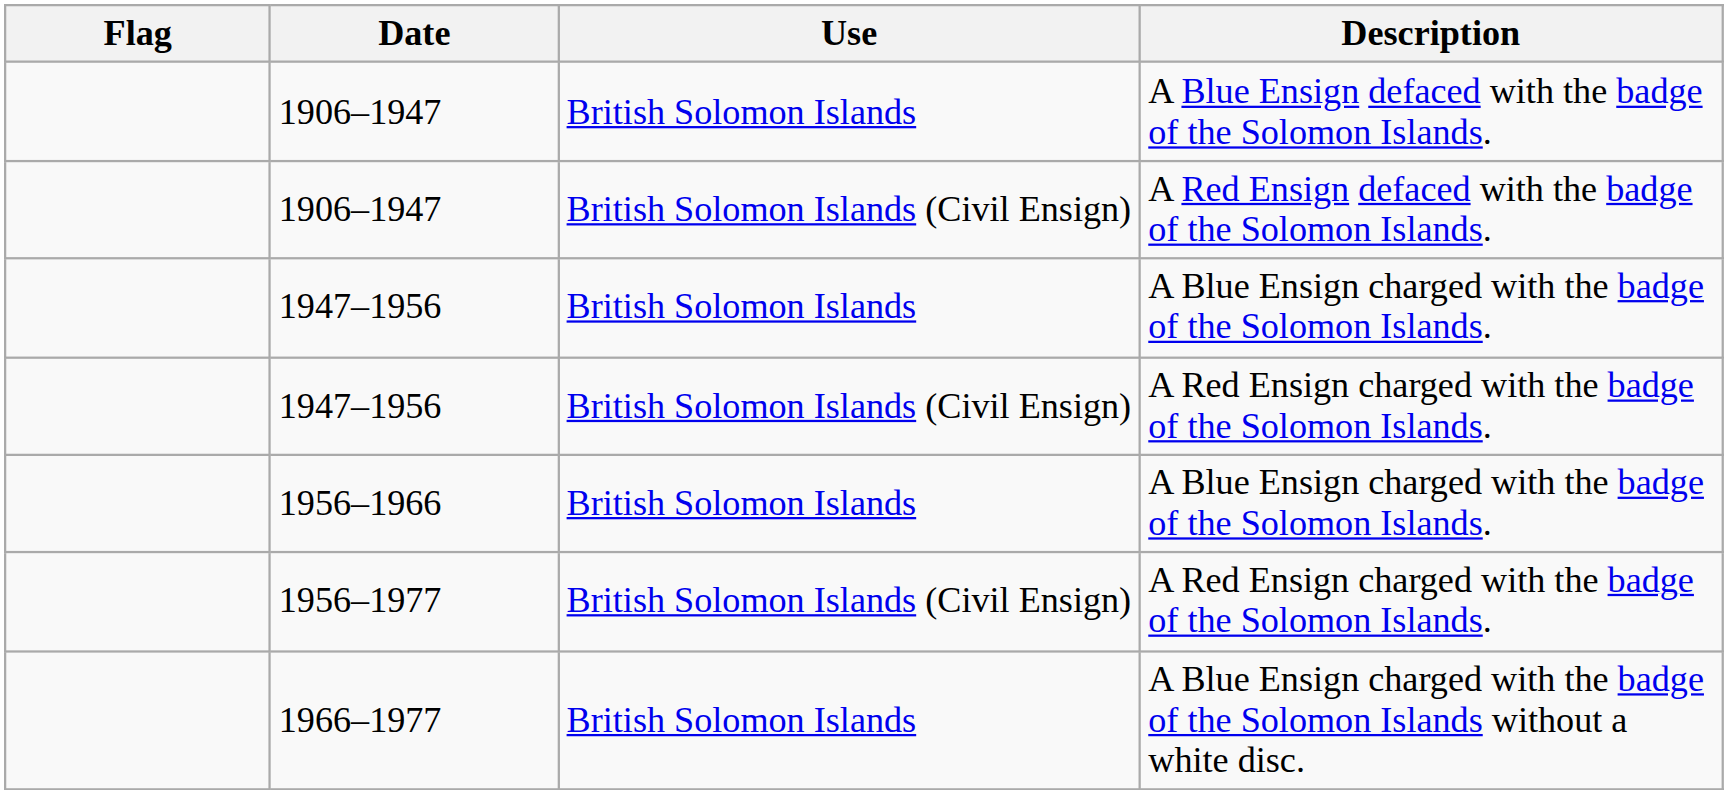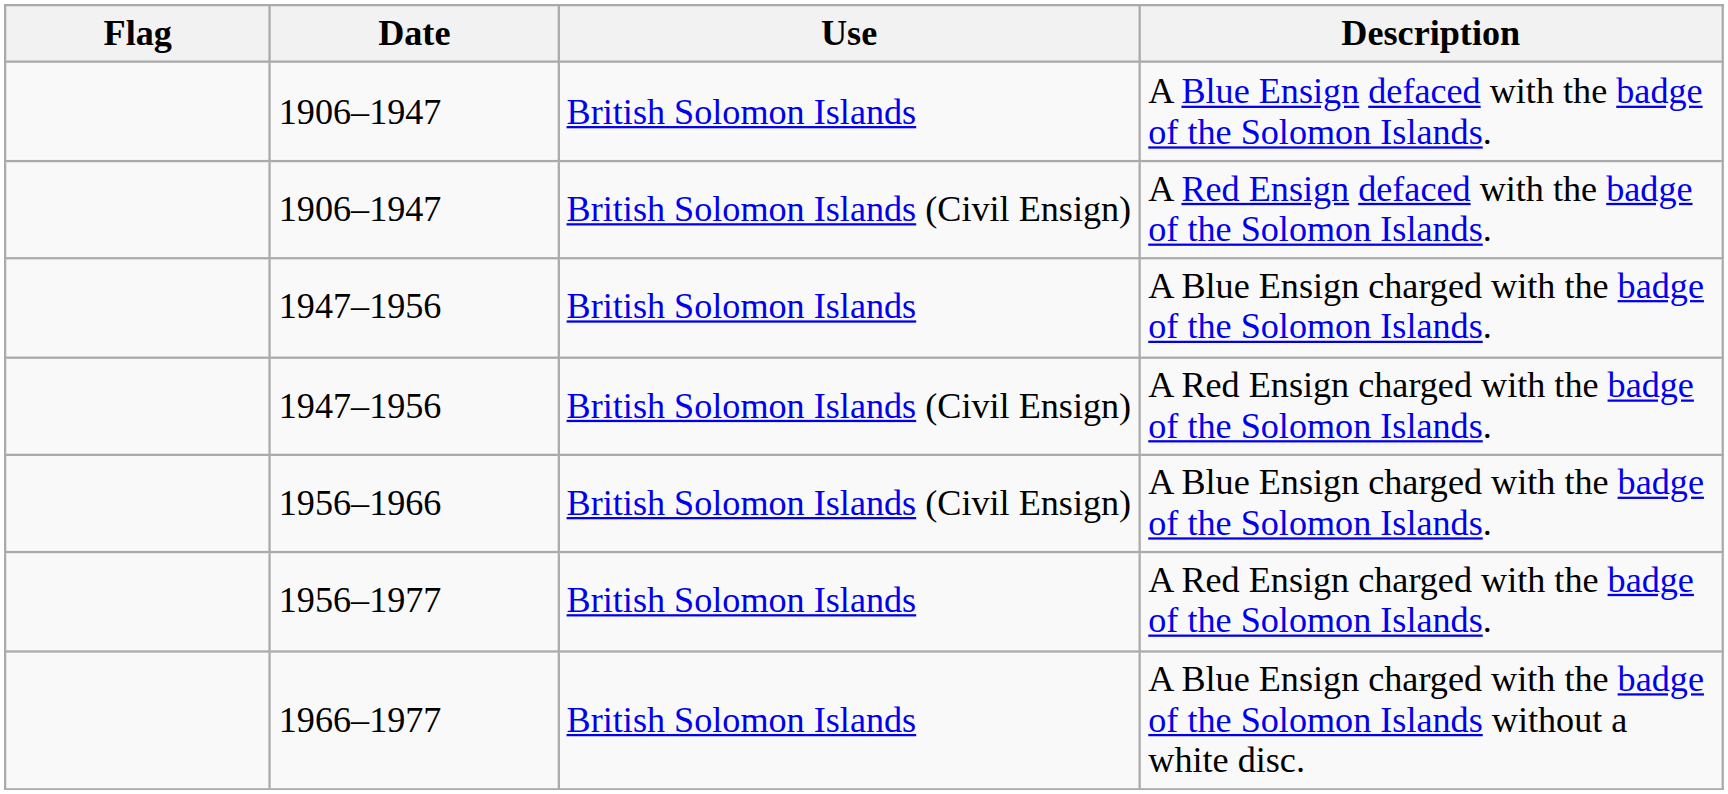(741, 502) British Solomon Islands -> (849, 502) British Solomon Islands (Civil Ensign)
(849, 600) British Solomon Islands (Civil Ensign) -> (741, 600) British Solomon Islands
